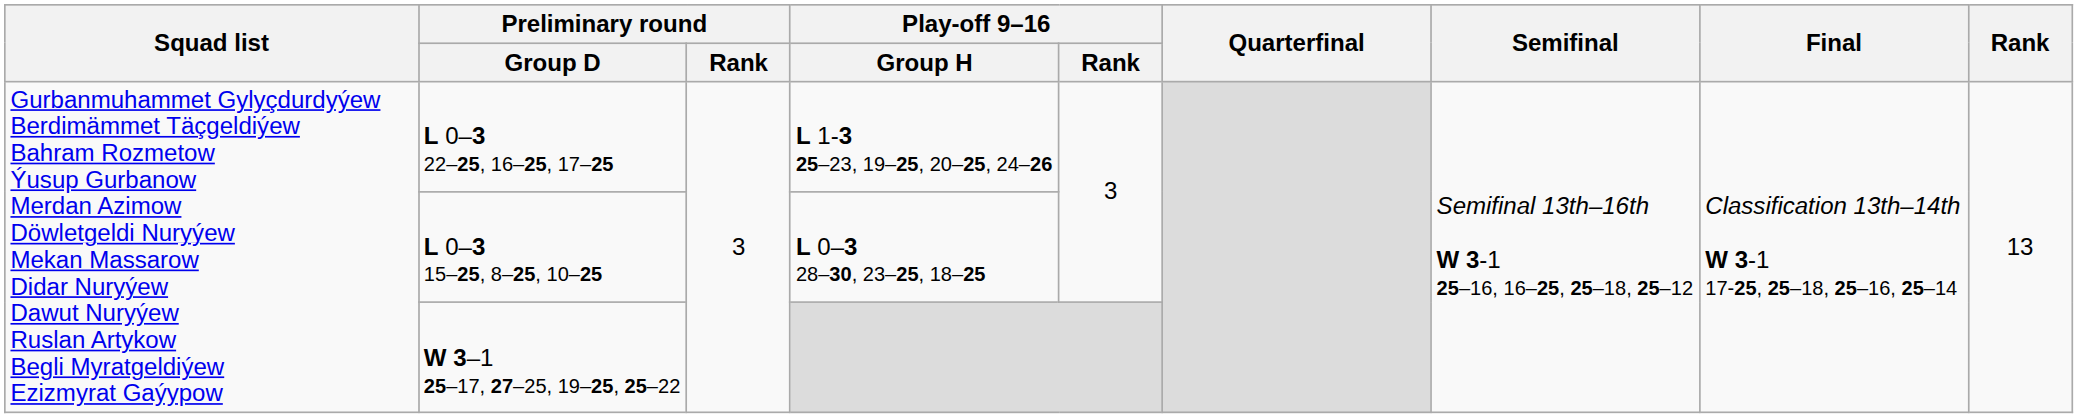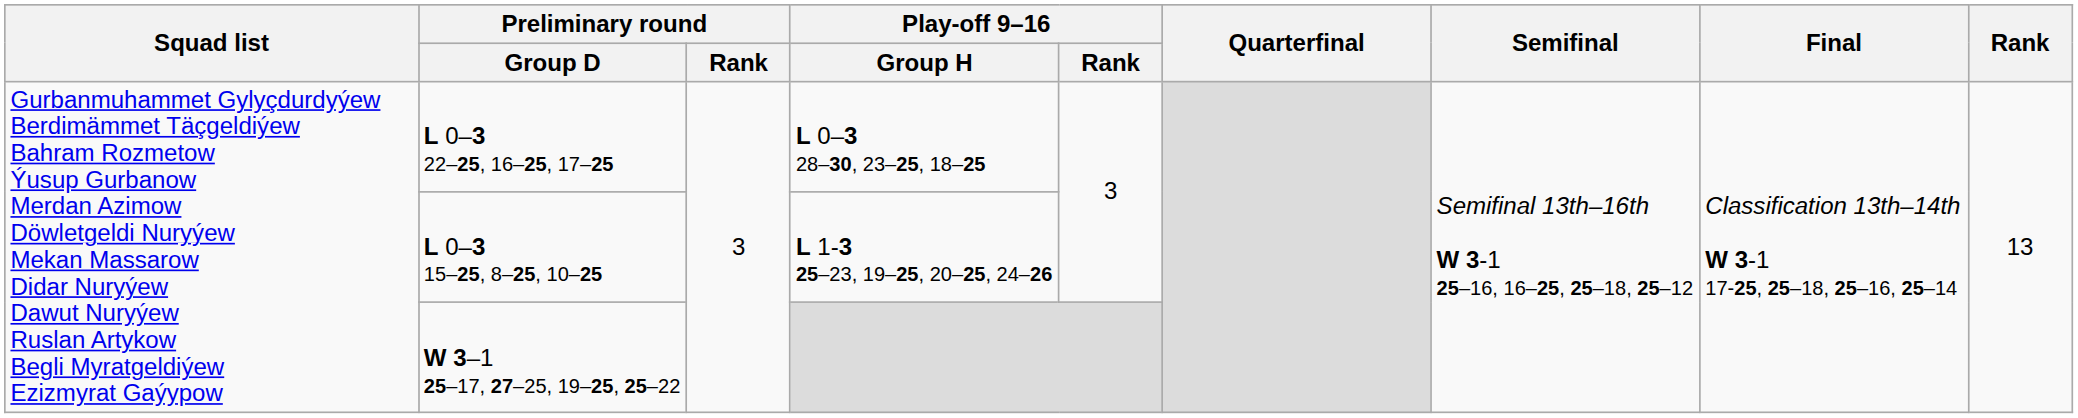(924, 150) L 1-3 25–23, 19–25, 20–25, 24–26 -> (891, 150) L 0–3 28–30, 23–25, 18–25
(891, 261) L 0–3 28–30, 23–25, 18–25 -> (924, 261) L 1-3 25–23, 19–25, 20–25, 24–26
